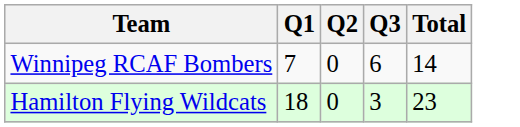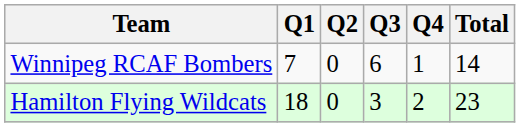+ column: (428, 24)
